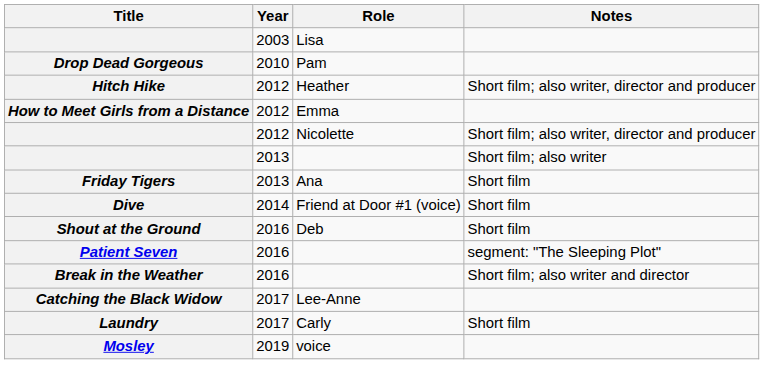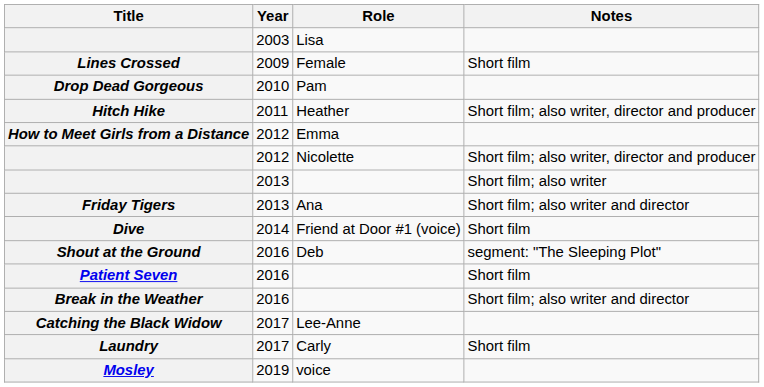+ row: (129, 63)
(273, 87) 2012 -> (272, 110) 2011
(499, 181) Short film -> (578, 205) Short film; also writer and director
(499, 228) Short film -> (564, 252) segment: "The Sleeping Plot"
(564, 252) segment: "The Sleeping Plot" -> (499, 275) Short film
